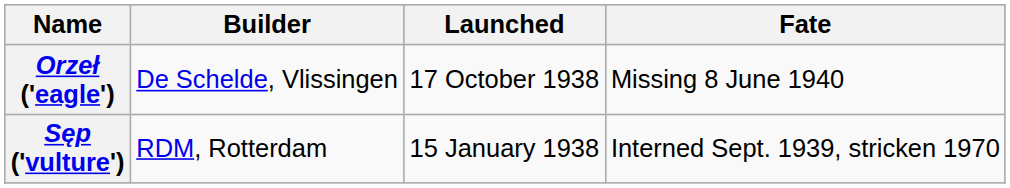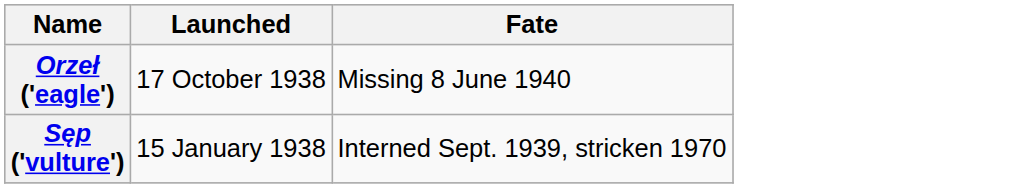- column: (267, 24)
